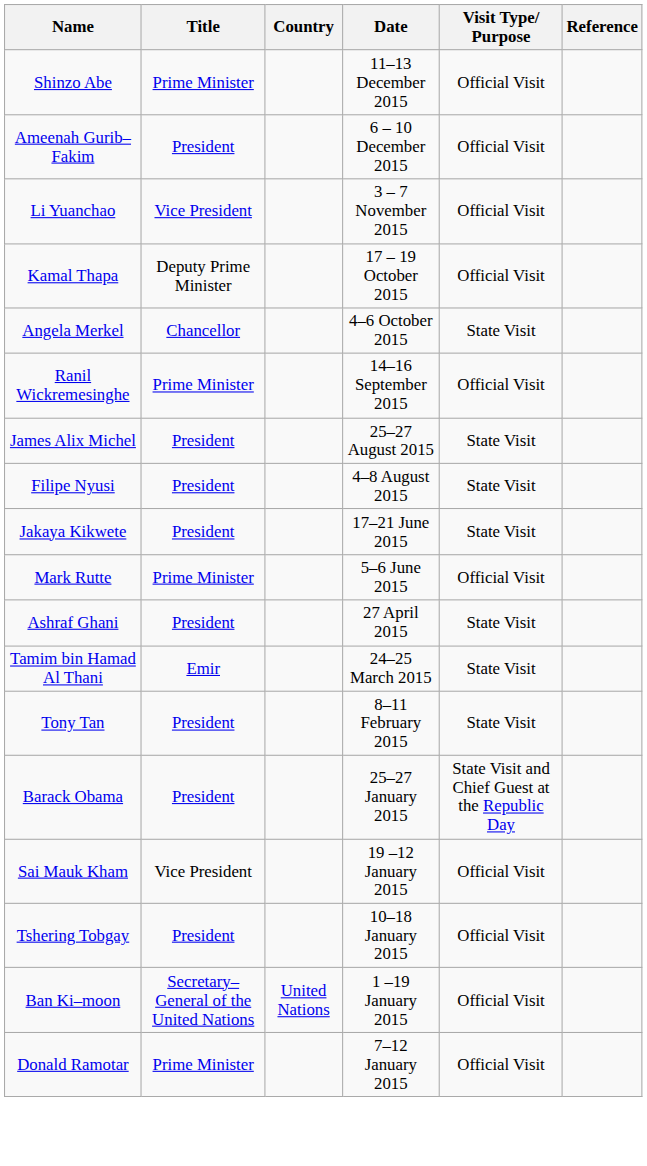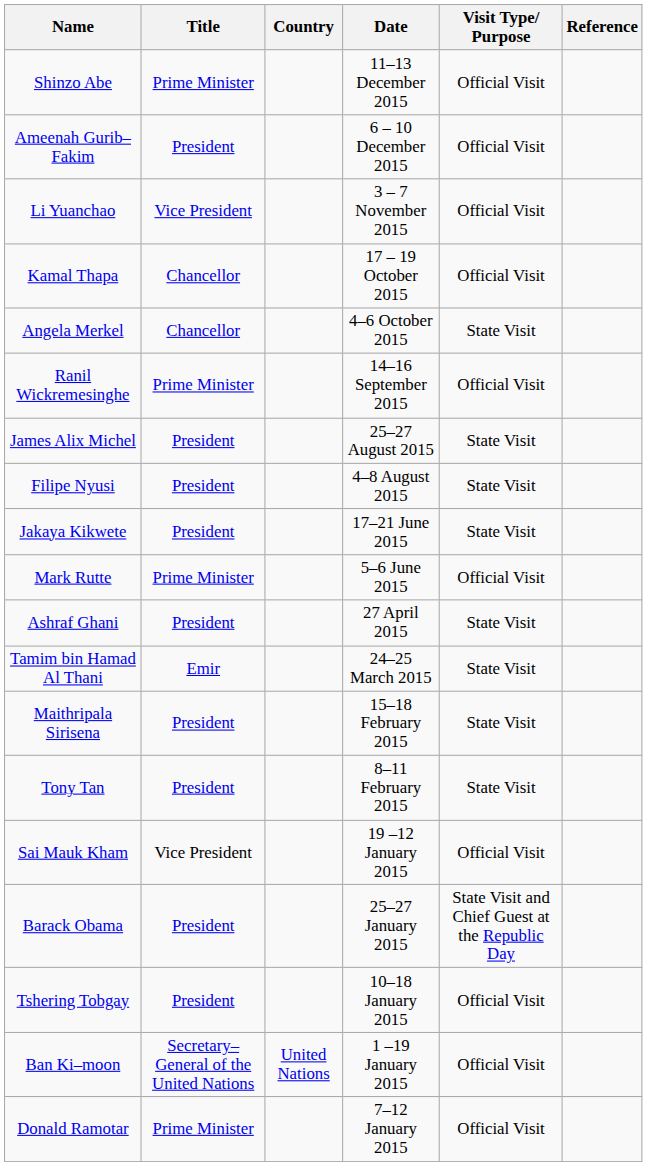(203, 275) Deputy Prime Minister -> (203, 275) Chancellor
+ row: (73, 723)
rows swapped: (73, 797) <-> (73, 871)
